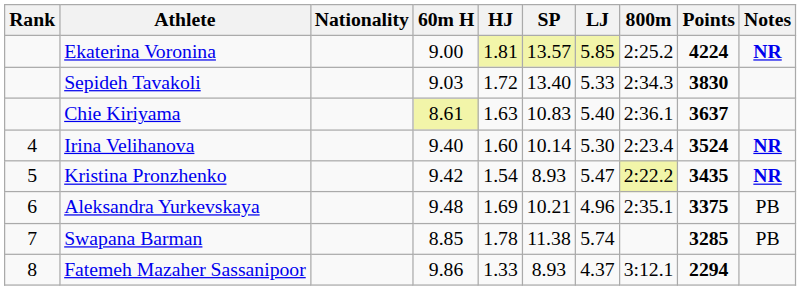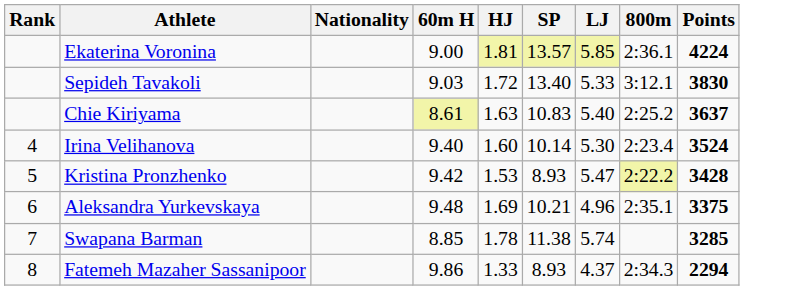- column: (768, 20)
(649, 51) 2:25.2 -> (649, 51) 2:36.1
(649, 82) 2:34.3 -> (649, 82) 3:12.1
(649, 113) 2:36.1 -> (649, 113) 2:25.2
(501, 176) 1.54 -> (501, 176) 1.53
(709, 176) 3435 -> (709, 176) 3428
(649, 269) 3:12.1 -> (649, 269) 2:34.3
